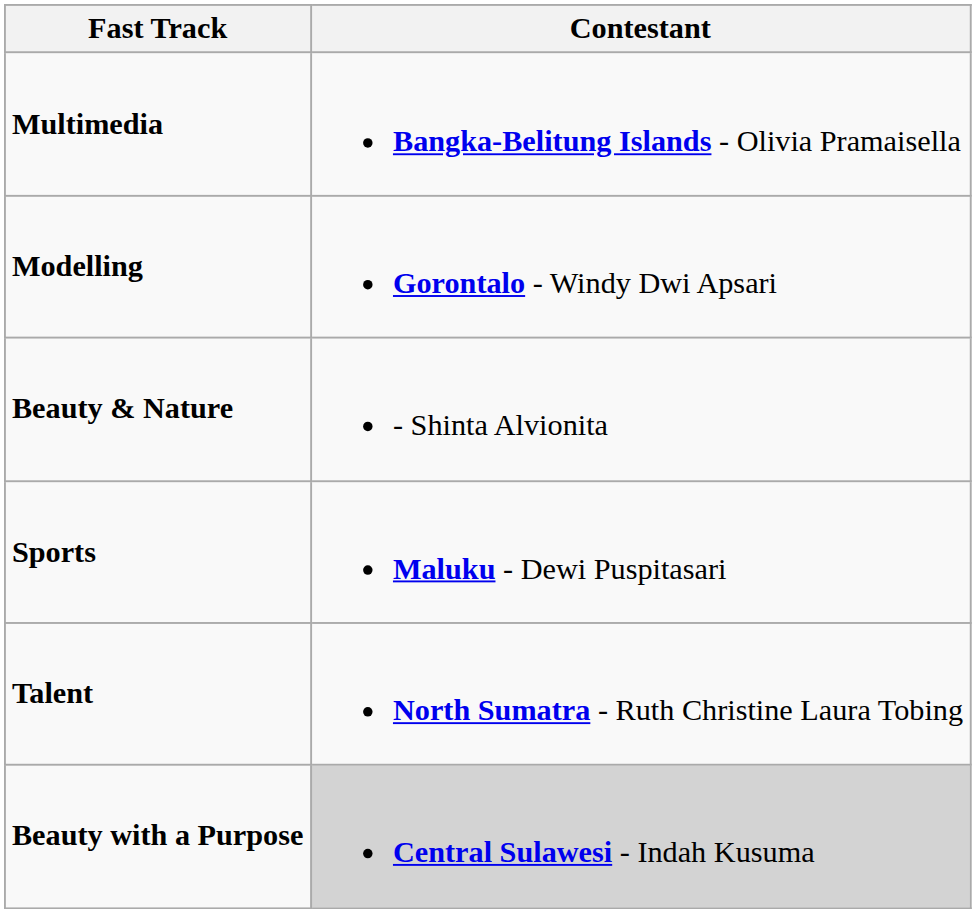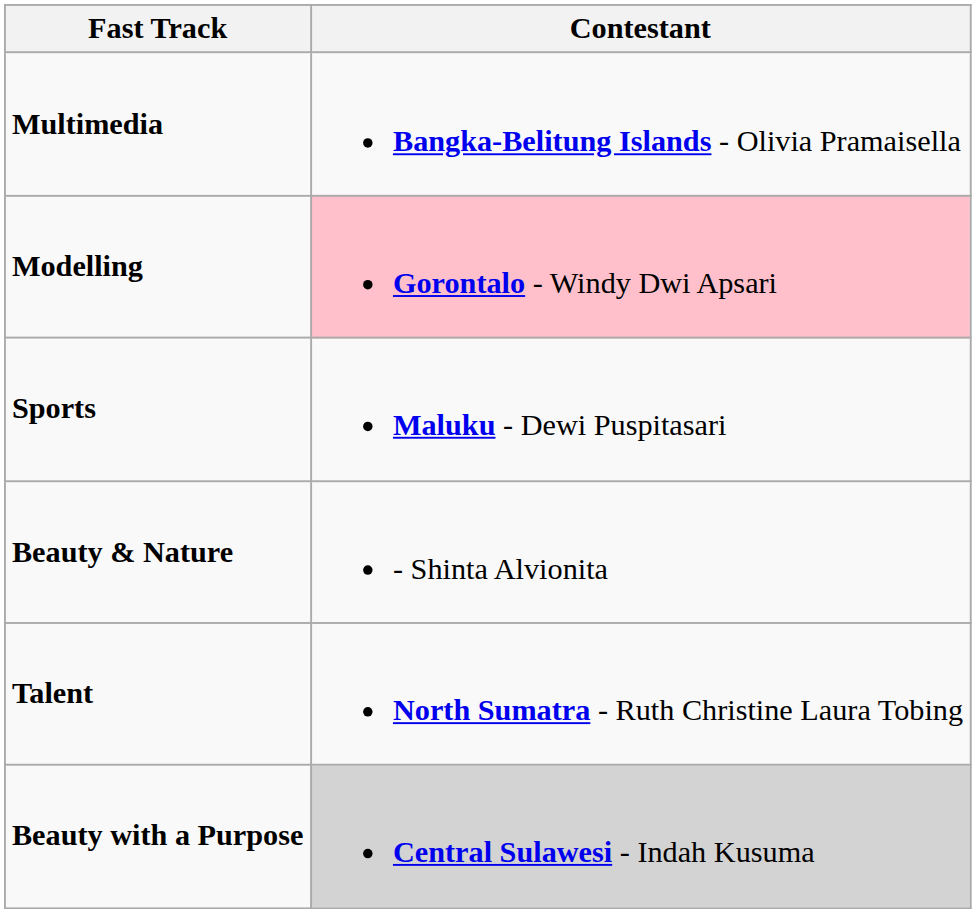(640, 284) no background -> (640, 284) pink background
rows swapped: (123, 408) <-> (54, 551)
